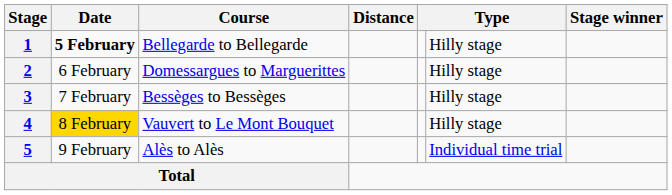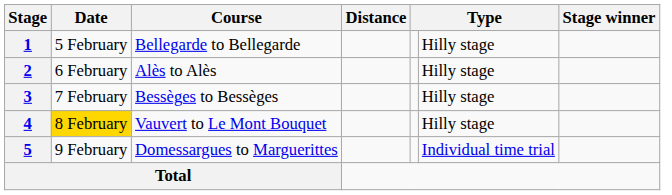(95, 44) bold -> (91, 44) normal
(244, 70) Domessargues to Marguerittes -> (176, 70) Alès to Alès
(183, 149) Alès to Alès -> (236, 149) Domessargues to Marguerittes
